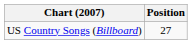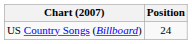(166, 30) 27 -> (166, 30) 24
